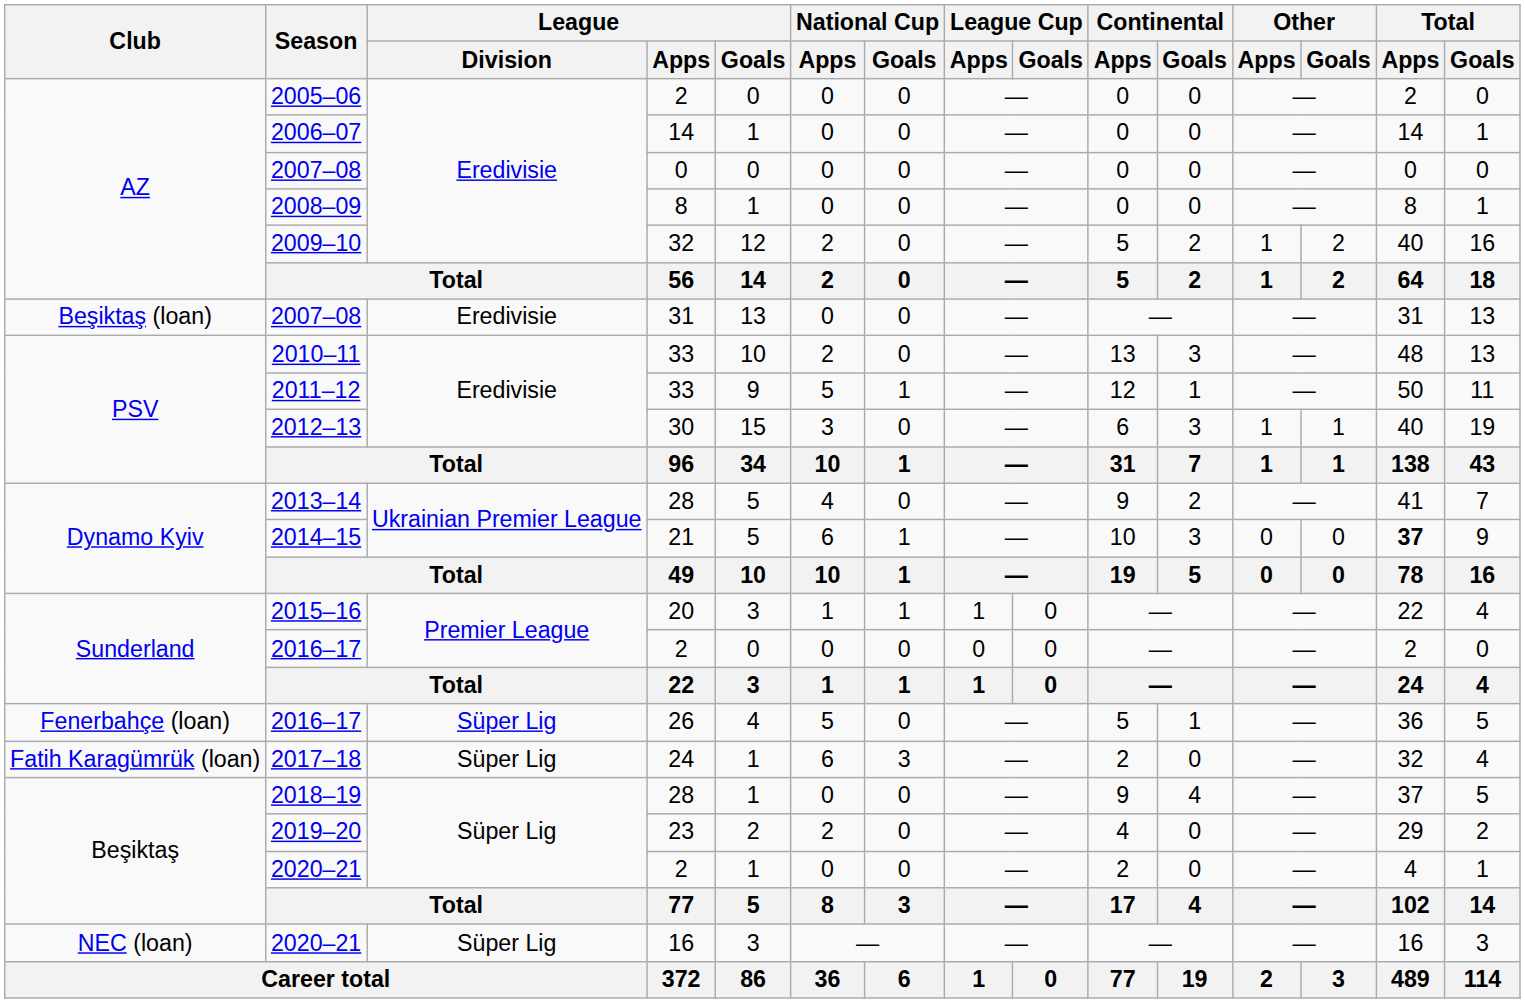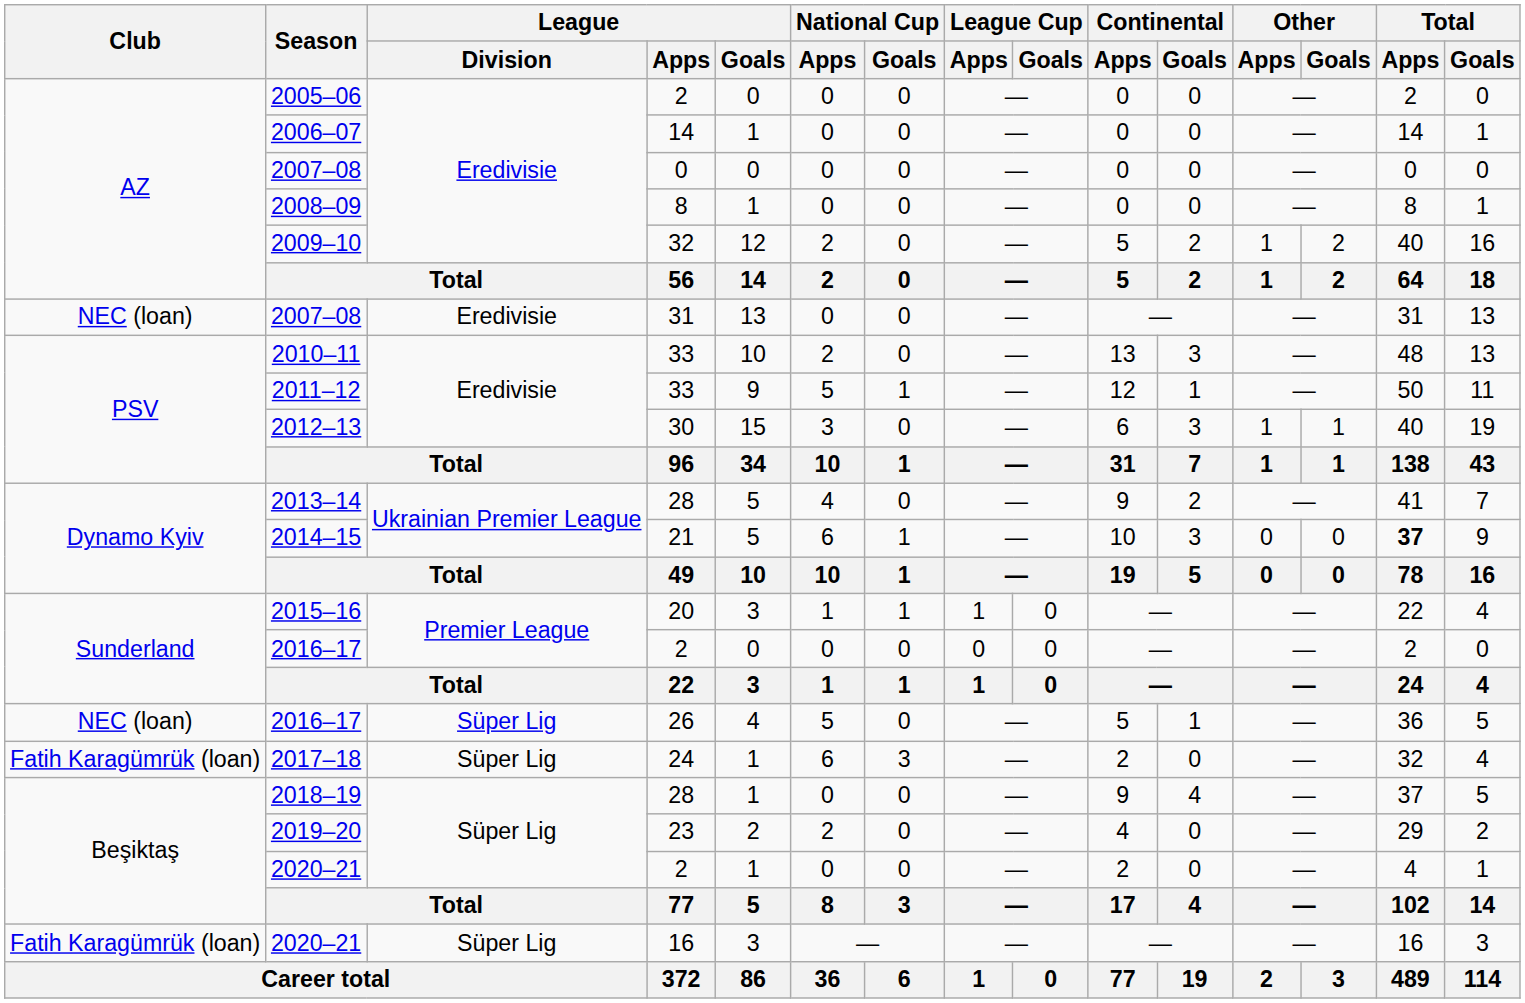(135, 317) Beşiktaş (loan) -> (135, 317) NEC (loan)
(135, 721) Fenerbahçe (loan) -> (135, 721) NEC (loan)
(135, 942) NEC (loan) -> (135, 942) Fatih Karagümrük (loan)
